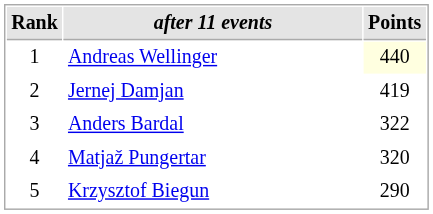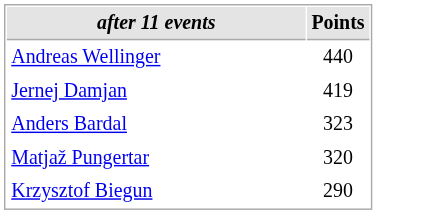- column: (35, 22)
(395, 57) lightyellow background -> (338, 57) no background
(395, 124) 322 -> (338, 124) 323
